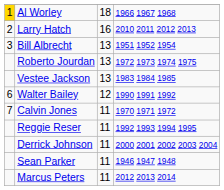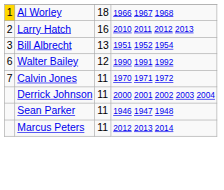- row: (56, 62)
- row: (54, 78)
- row: (49, 128)
